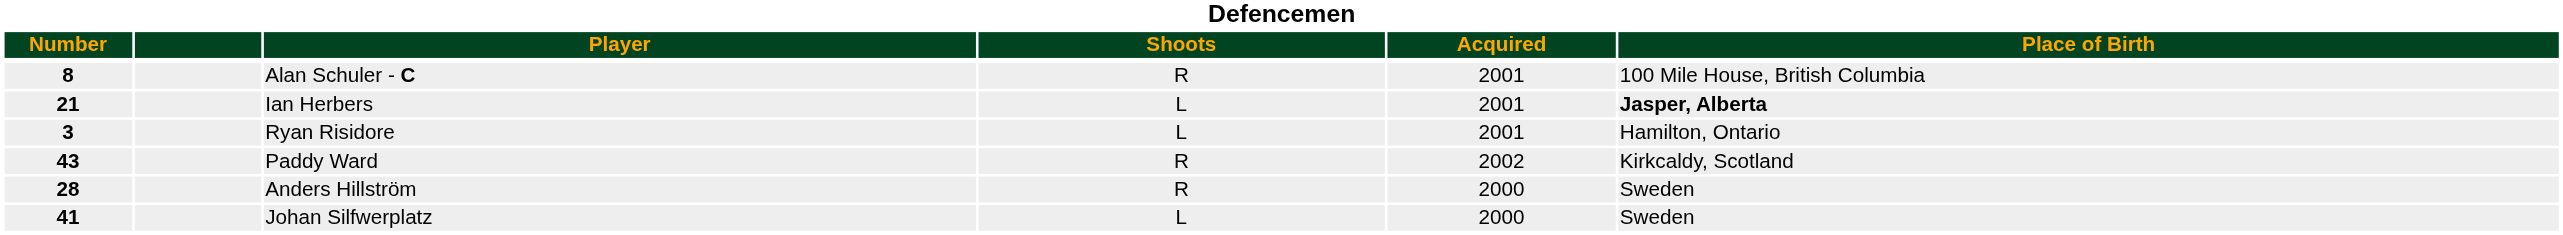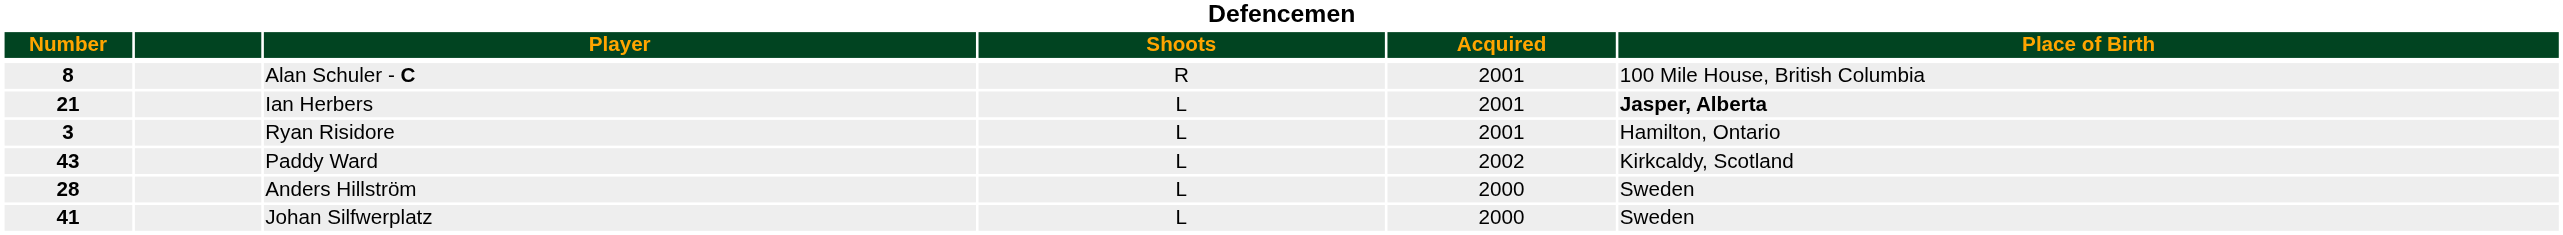(1181, 160) R -> (1181, 160) L
(1181, 189) R -> (1181, 189) L
